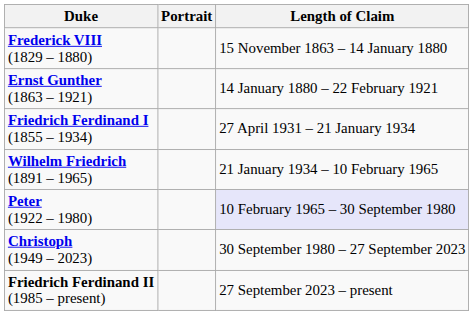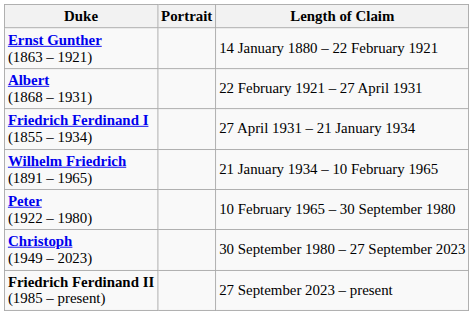- row: (55, 48)
+ row: (50, 88)
(337, 209) lavender background -> (337, 209) no background
